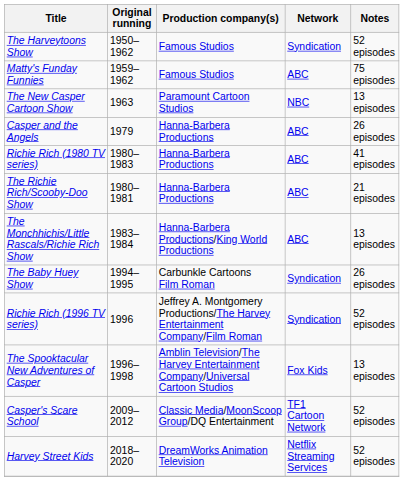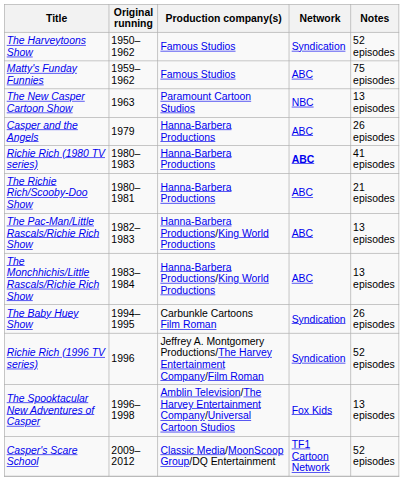(298, 159) normal -> (303, 159) bold
+ row: (53, 233)
- row: (50, 456)
